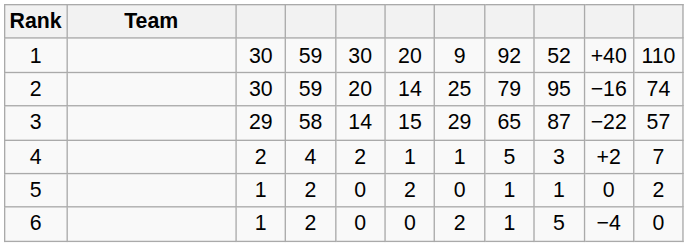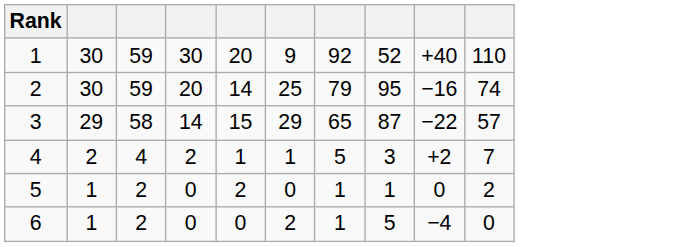- column: (151, 21)
